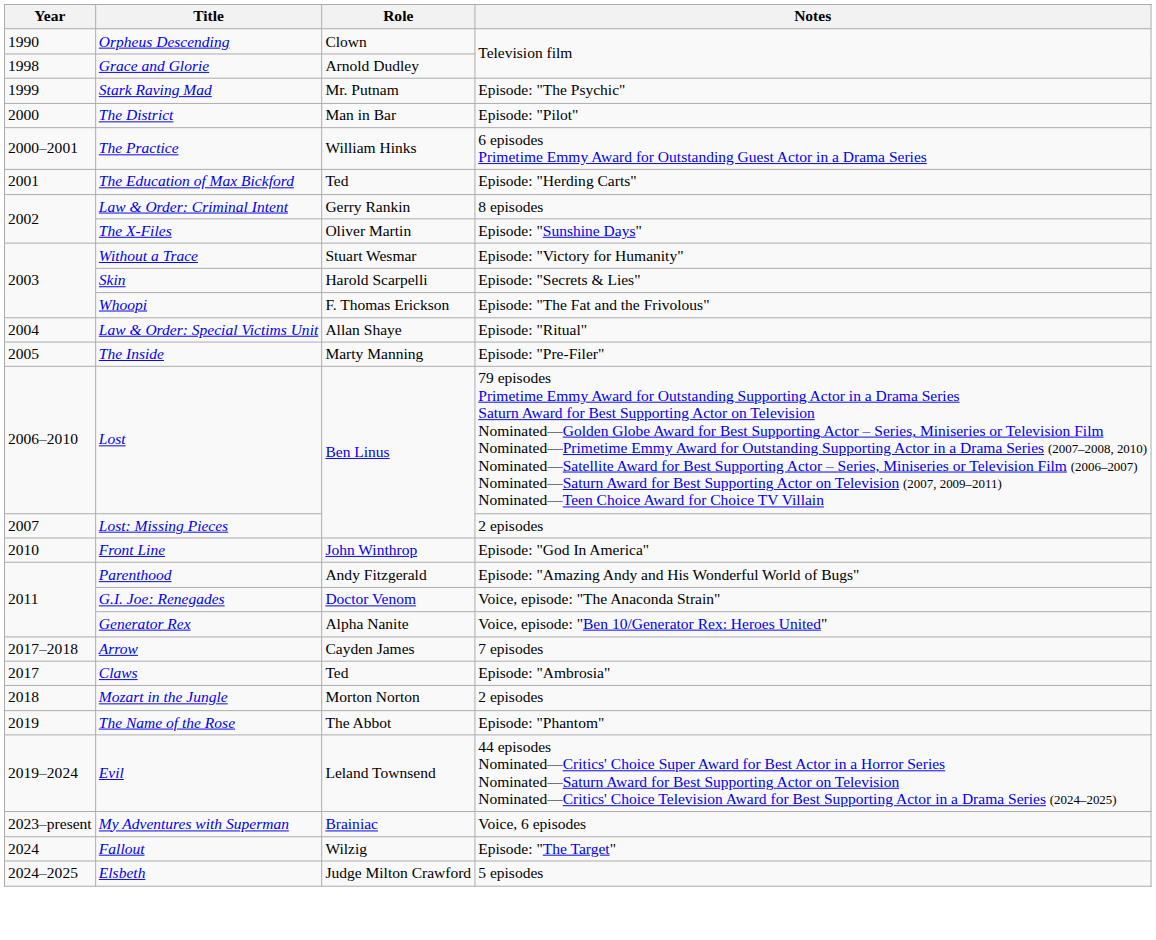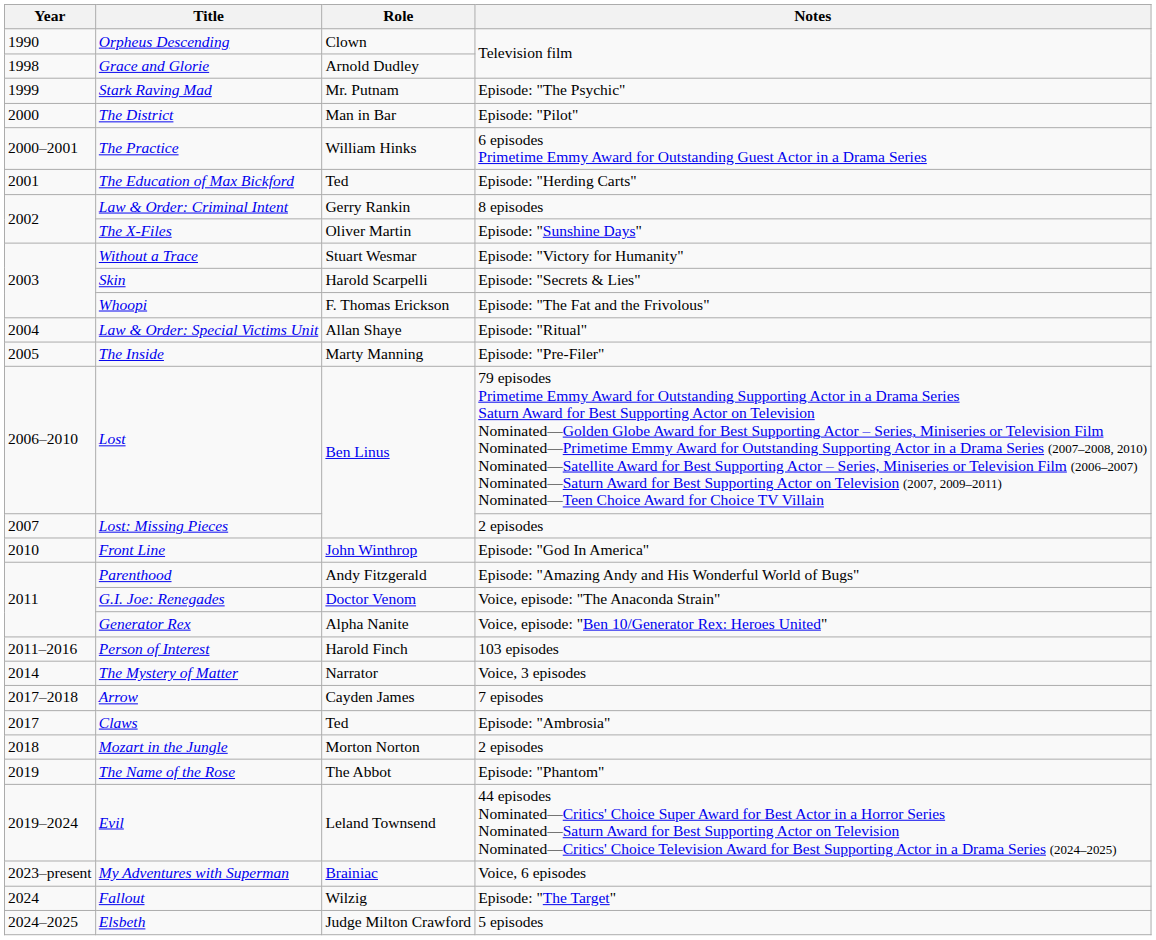+ row: (154, 648)
+ row: (168, 673)
